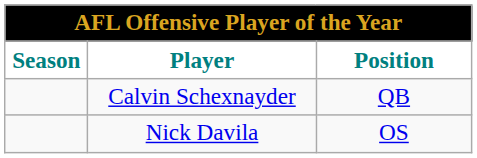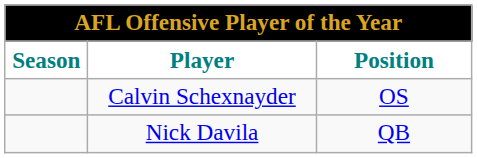(394, 96) QB -> (394, 96) OS
(394, 133) OS -> (394, 133) QB
